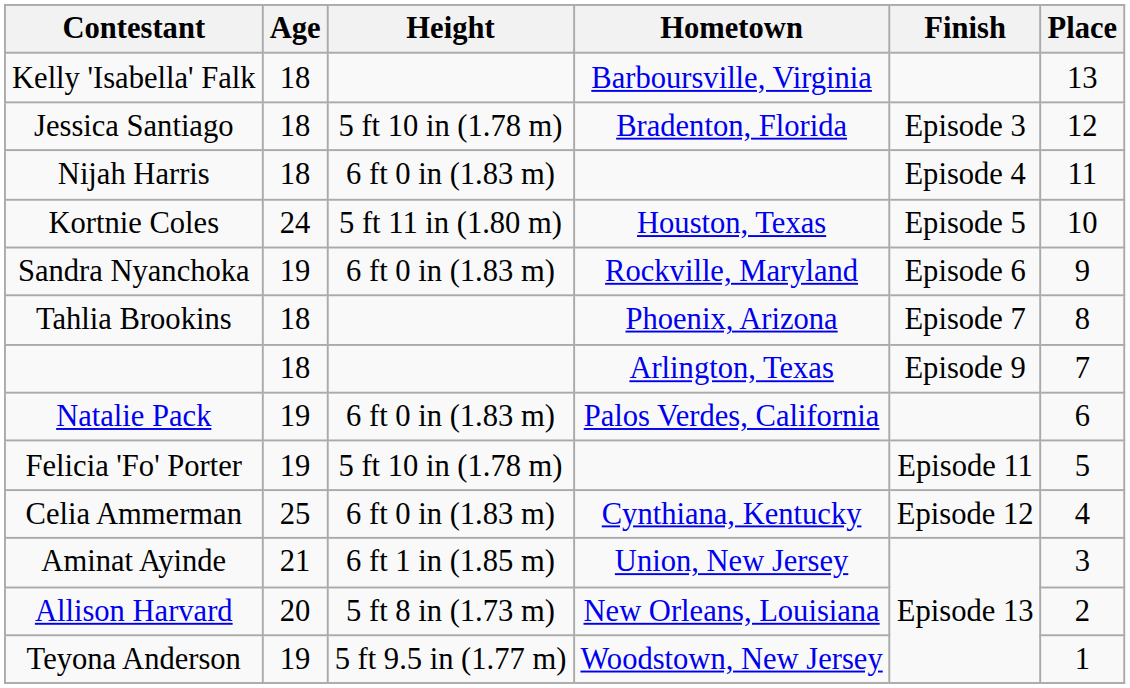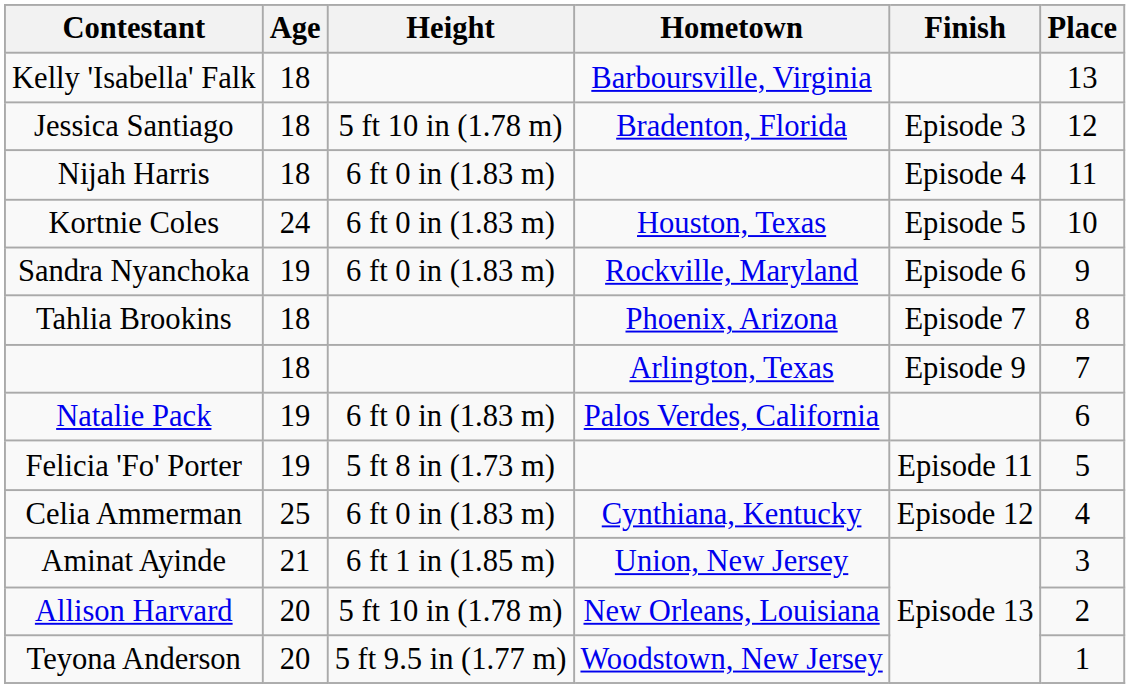(451, 222) 5 ft 11 in (1.80 m) -> (451, 222) 6 ft 0 in (1.83 m)
(451, 464) 5 ft 10 in (1.78 m) -> (451, 464) 5 ft 8 in (1.73 m)
(451, 610) 5 ft 8 in (1.73 m) -> (451, 610) 5 ft 10 in (1.78 m)
(295, 658) 19 -> (295, 658) 20
